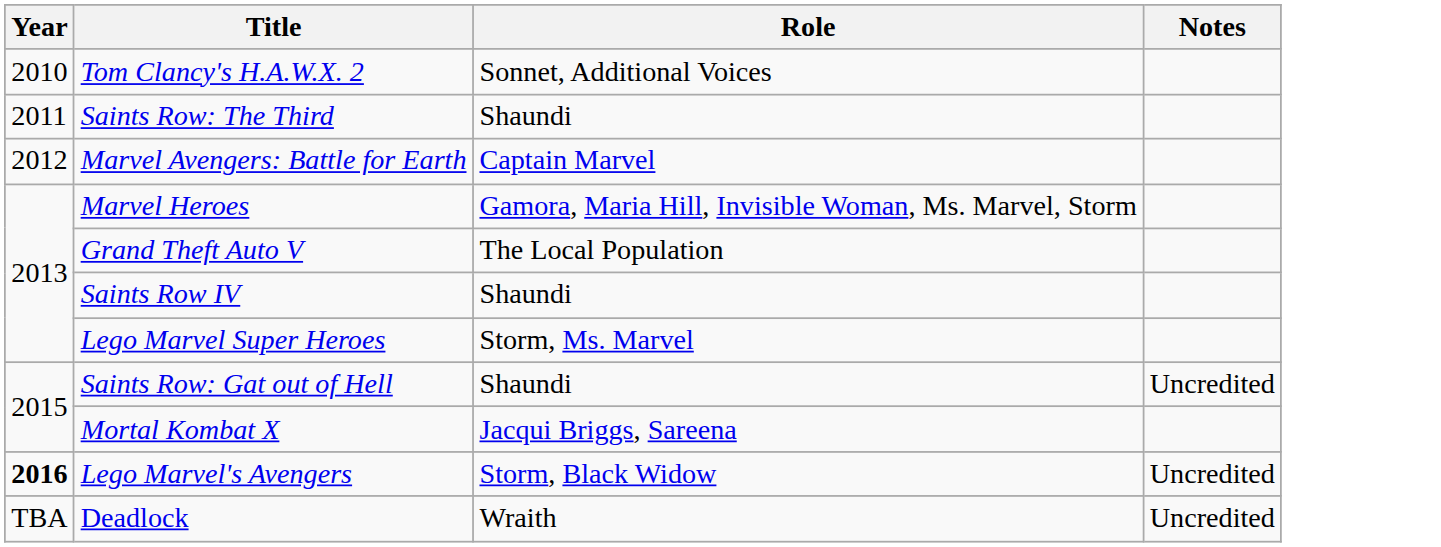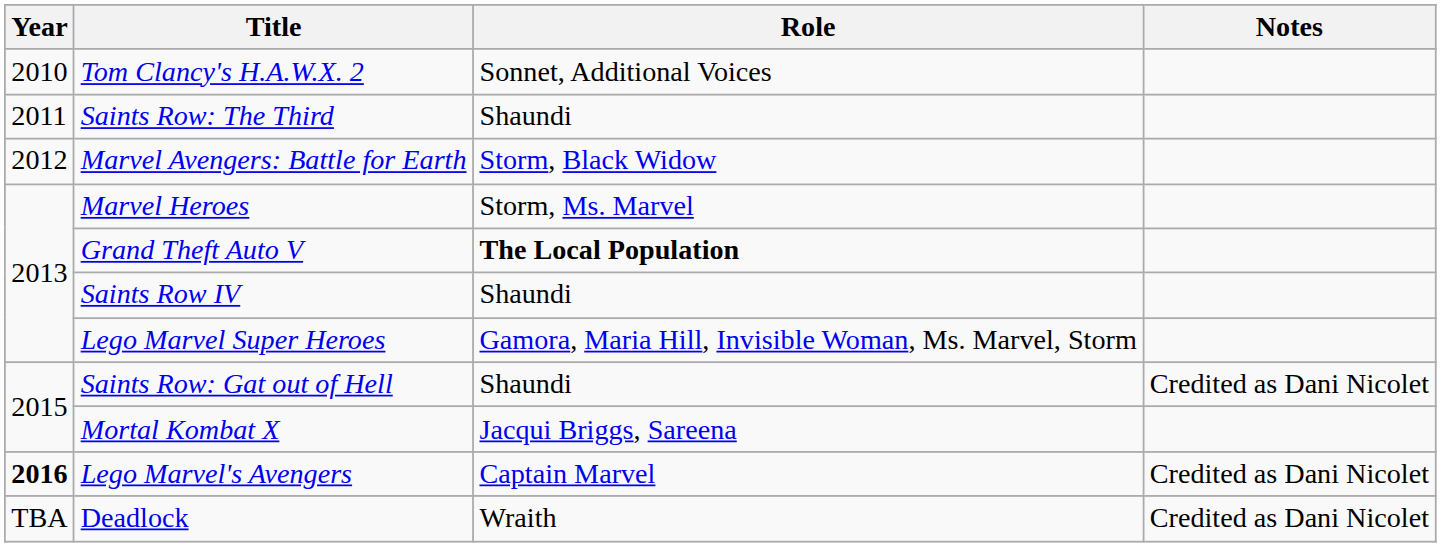(567, 160) Captain Marvel -> (598, 160) Storm, Black Widow
(808, 205) Gamora, Maria Hill, Invisible Woman, Ms. Marvel, Storm -> (587, 205) Storm, Ms. Marvel
(601, 250) normal -> (609, 250) bold
(587, 339) Storm, Ms. Marvel -> (808, 339) Gamora, Maria Hill, Invisible Woman, Ms. Marvel, Storm
(1212, 384) Uncredited -> (1289, 384) Credited as Dani Nicolet
(598, 473) Storm, Black Widow -> (567, 473) Captain Marvel
(1212, 473) Uncredited -> (1289, 473) Credited as Dani Nicolet
(1212, 518) Uncredited -> (1289, 518) Credited as Dani Nicolet
